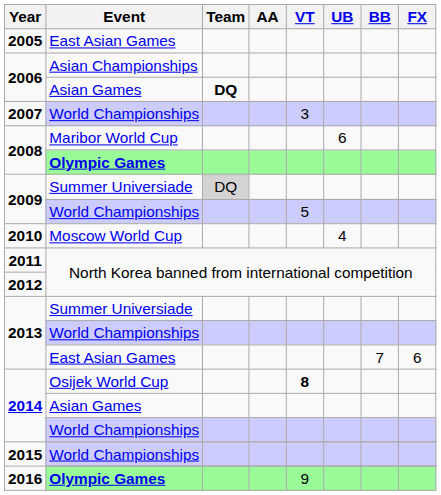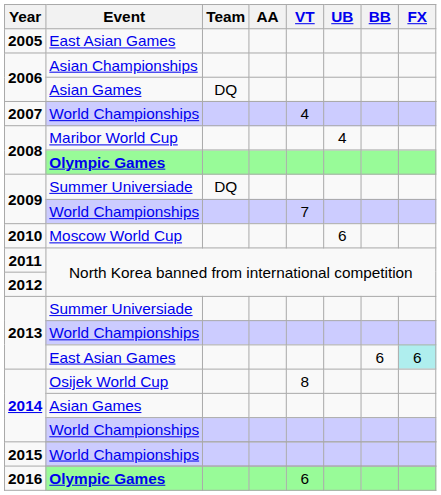(226, 90) bold -> (226, 90) normal
(305, 114) 3 -> (305, 114) 4
(342, 138) 6 -> (342, 138) 4
(226, 187) lightgrey background -> (226, 187) no background
(305, 211) 5 -> (305, 211) 7
(342, 236) 4 -> (342, 236) 6
(380, 357) 7 -> (380, 357) 6
(417, 357) no background -> (417, 357) paleturquoise background
(305, 381) bold -> (305, 381) normal
(305, 479) 9 -> (305, 479) 6
